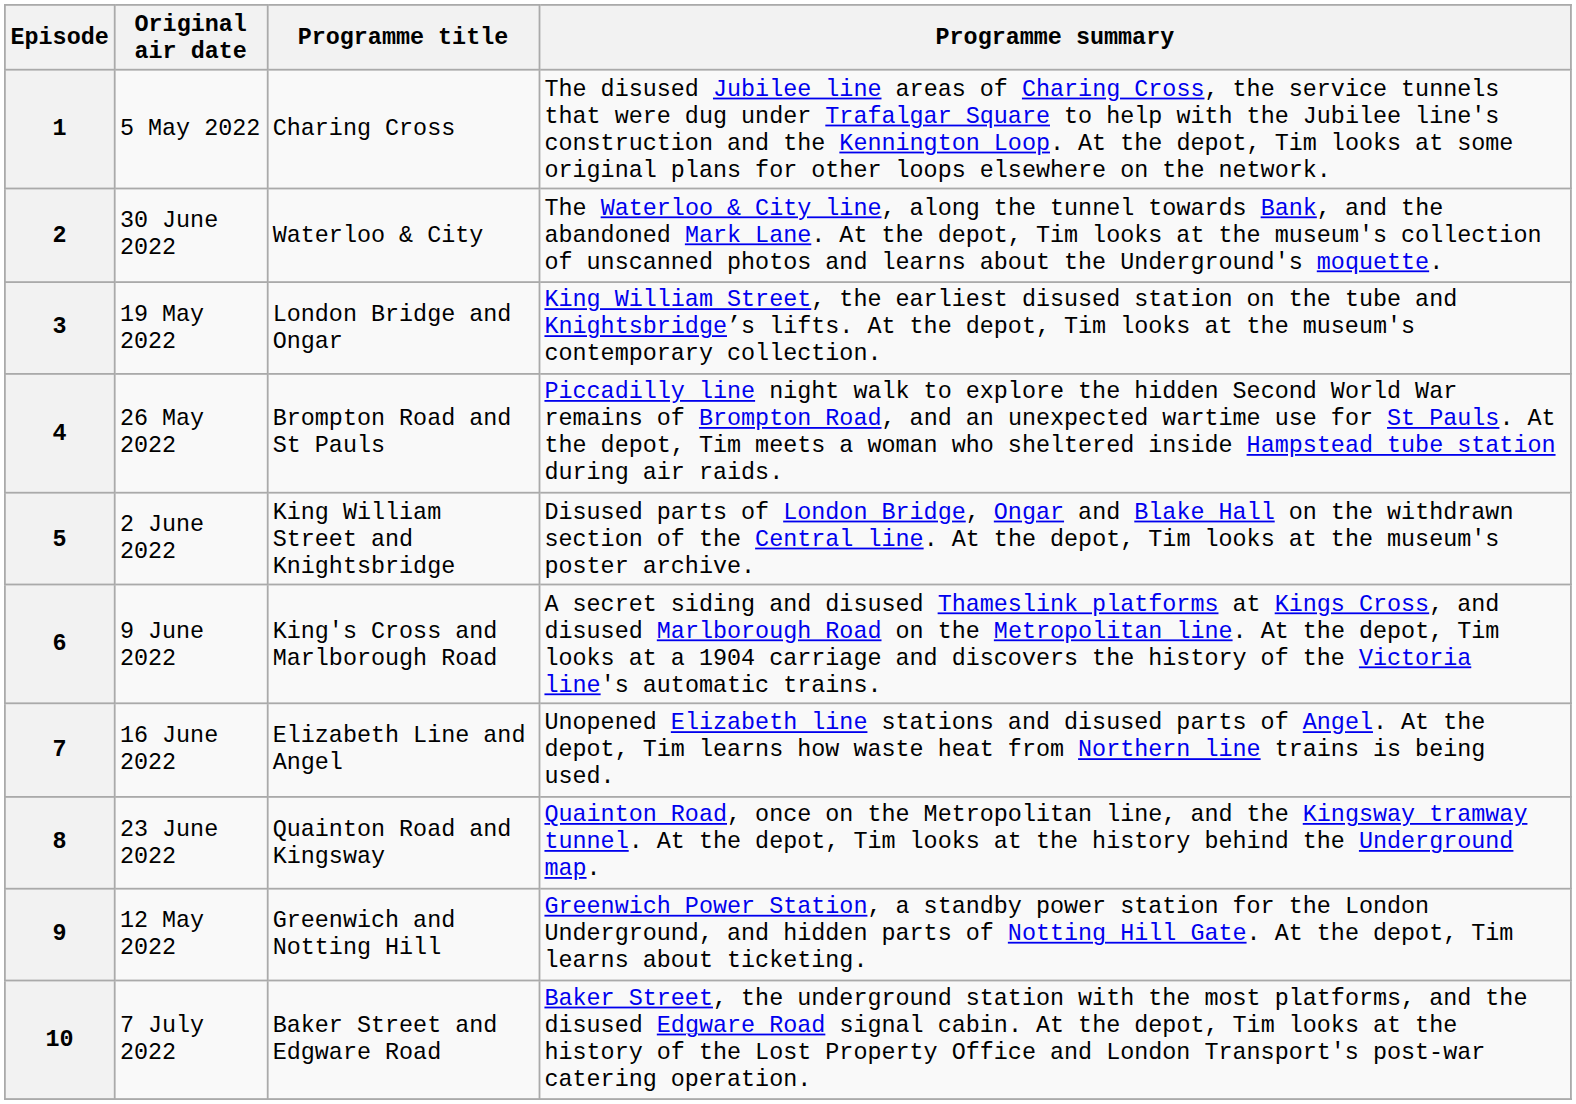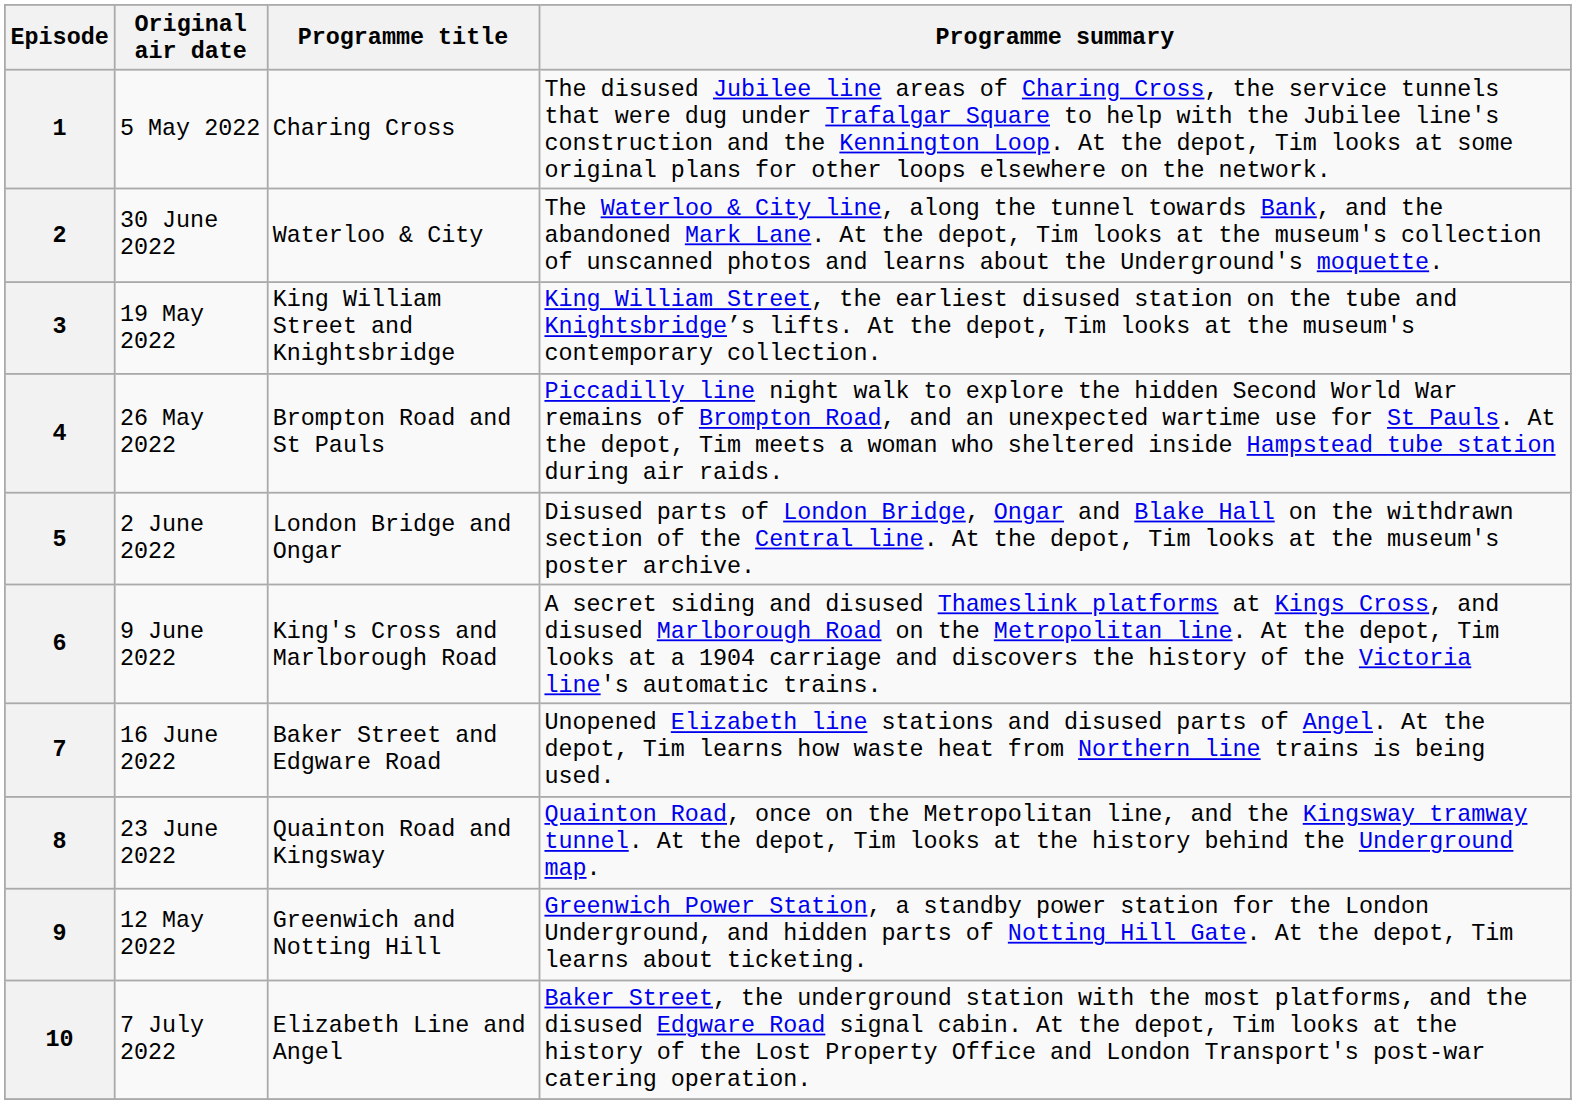(392, 327) London Bridge and Ongar -> (364, 327) King William Street and Knightsbridge
(364, 539) King William Street and Knightsbridge -> (392, 539) London Bridge and Ongar
(399, 750) Elizabeth Line and Angel -> (385, 750) Baker Street and Edgware Road
(385, 1040) Baker Street and Edgware Road -> (399, 1040) Elizabeth Line and Angel
